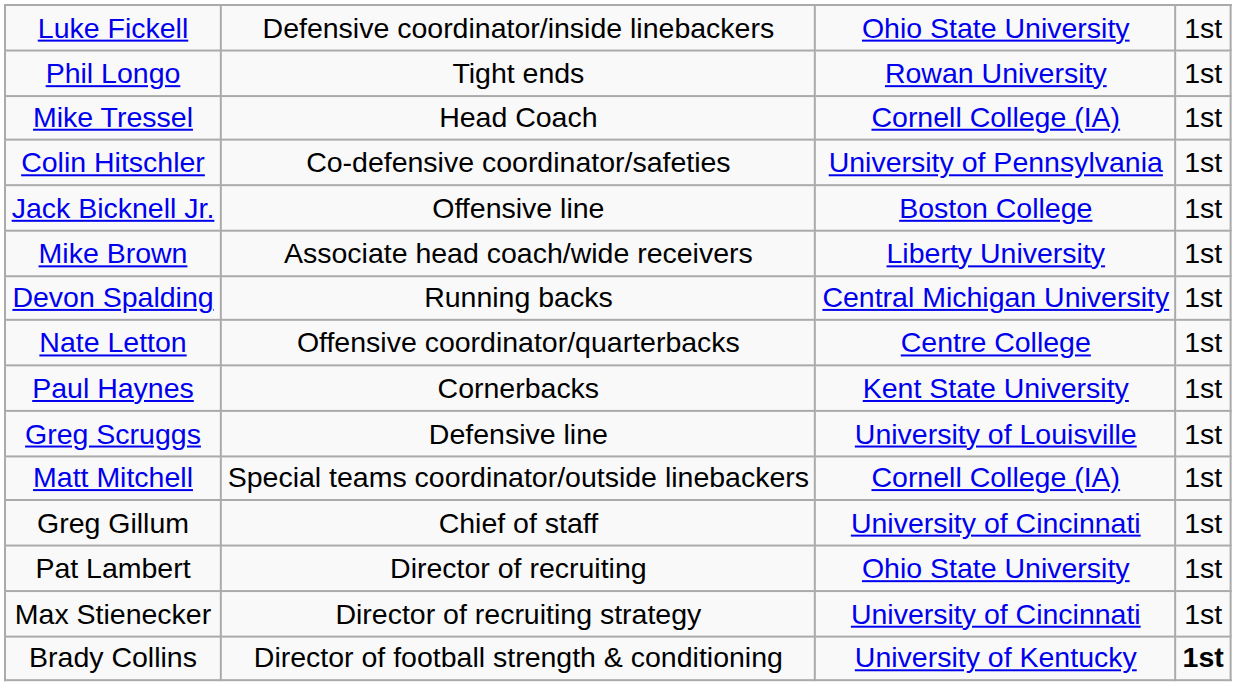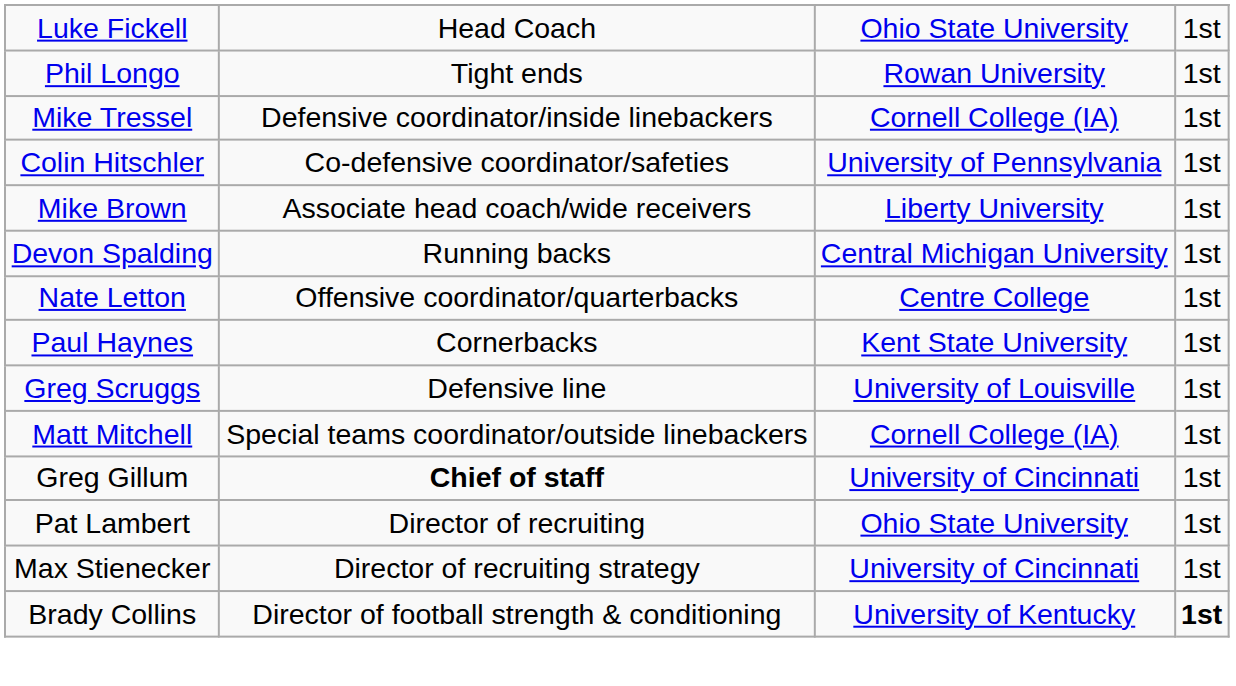(518, 28) Defensive coordinator/inside linebackers -> (517, 28) Head Coach
(518, 118) Head Coach -> (517, 118) Defensive coordinator/inside linebackers
- row: (113, 208)
(518, 523) normal -> (517, 478) bold
